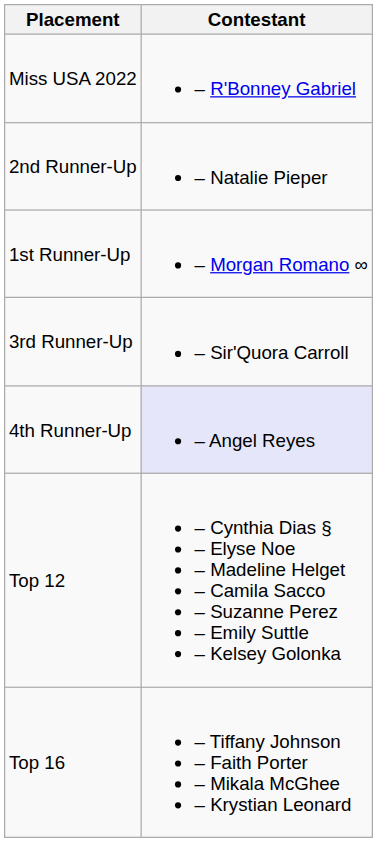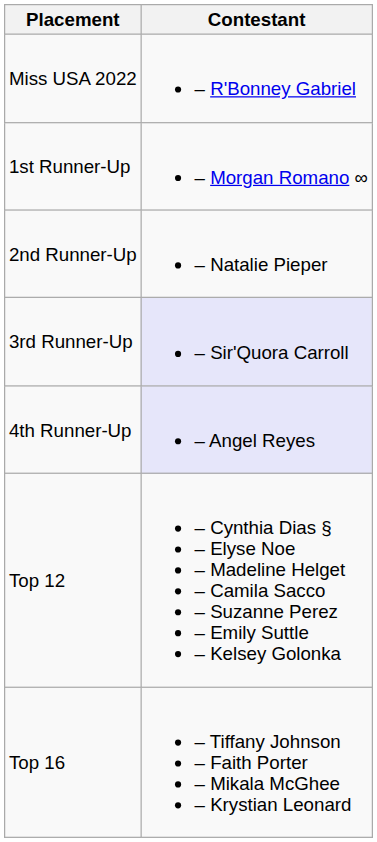rows swapped: (70, 254) <-> (73, 166)
(257, 352) no background -> (257, 352) lavender background
